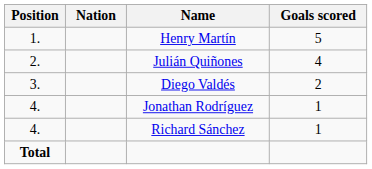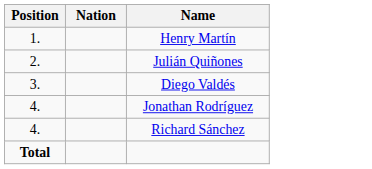- column: (318, 16)
